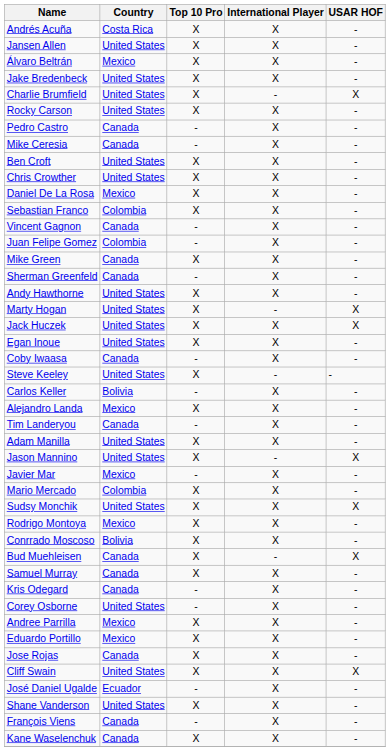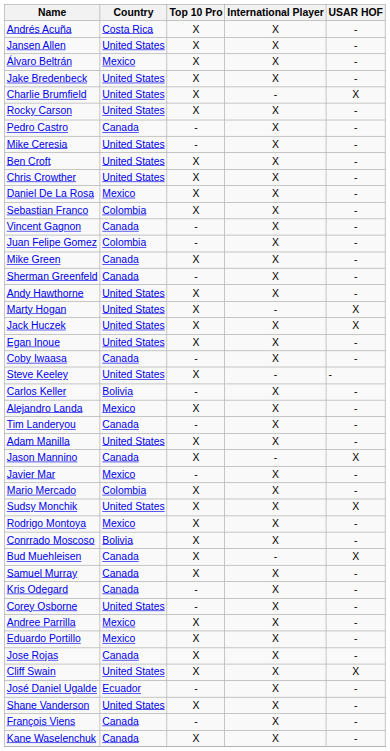(120, 144) Canada -> (134, 144) United States
(134, 458) United States -> (120, 458) Canada
